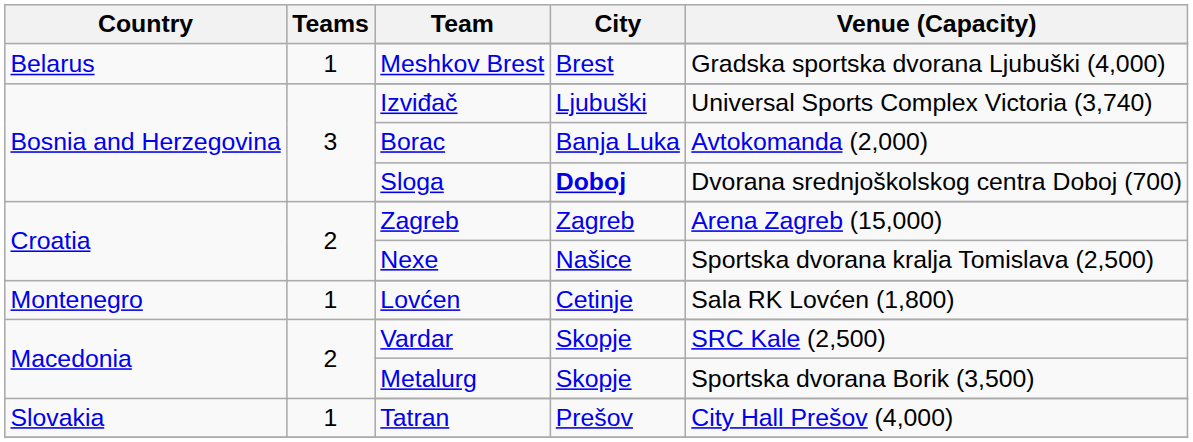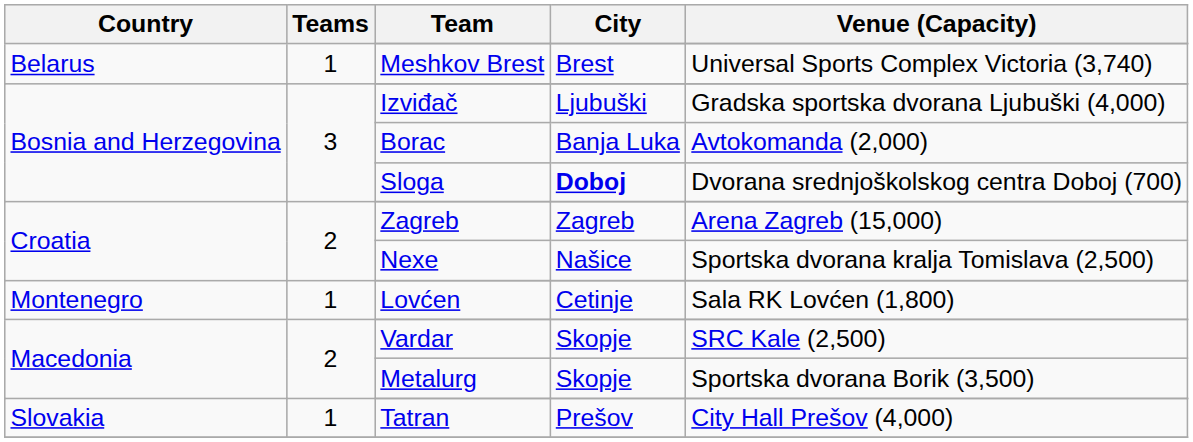(928, 63) Gradska sportska dvorana Ljubuški (4,000) -> (922, 63) Universal Sports Complex Victoria (3,740)
(922, 102) Universal Sports Complex Victoria (3,740) -> (928, 102) Gradska sportska dvorana Ljubuški (4,000)
